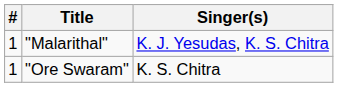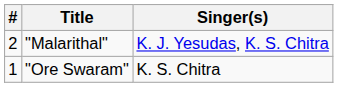(13, 44) 1 -> (13, 44) 2
